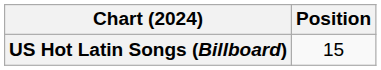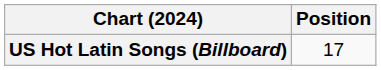(334, 49) 15 -> (334, 49) 17
